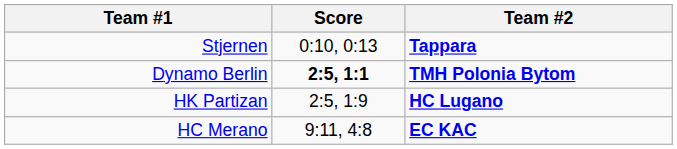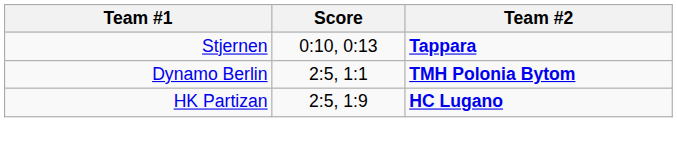(338, 74) bold -> (338, 74) normal
- row: (223, 130)
